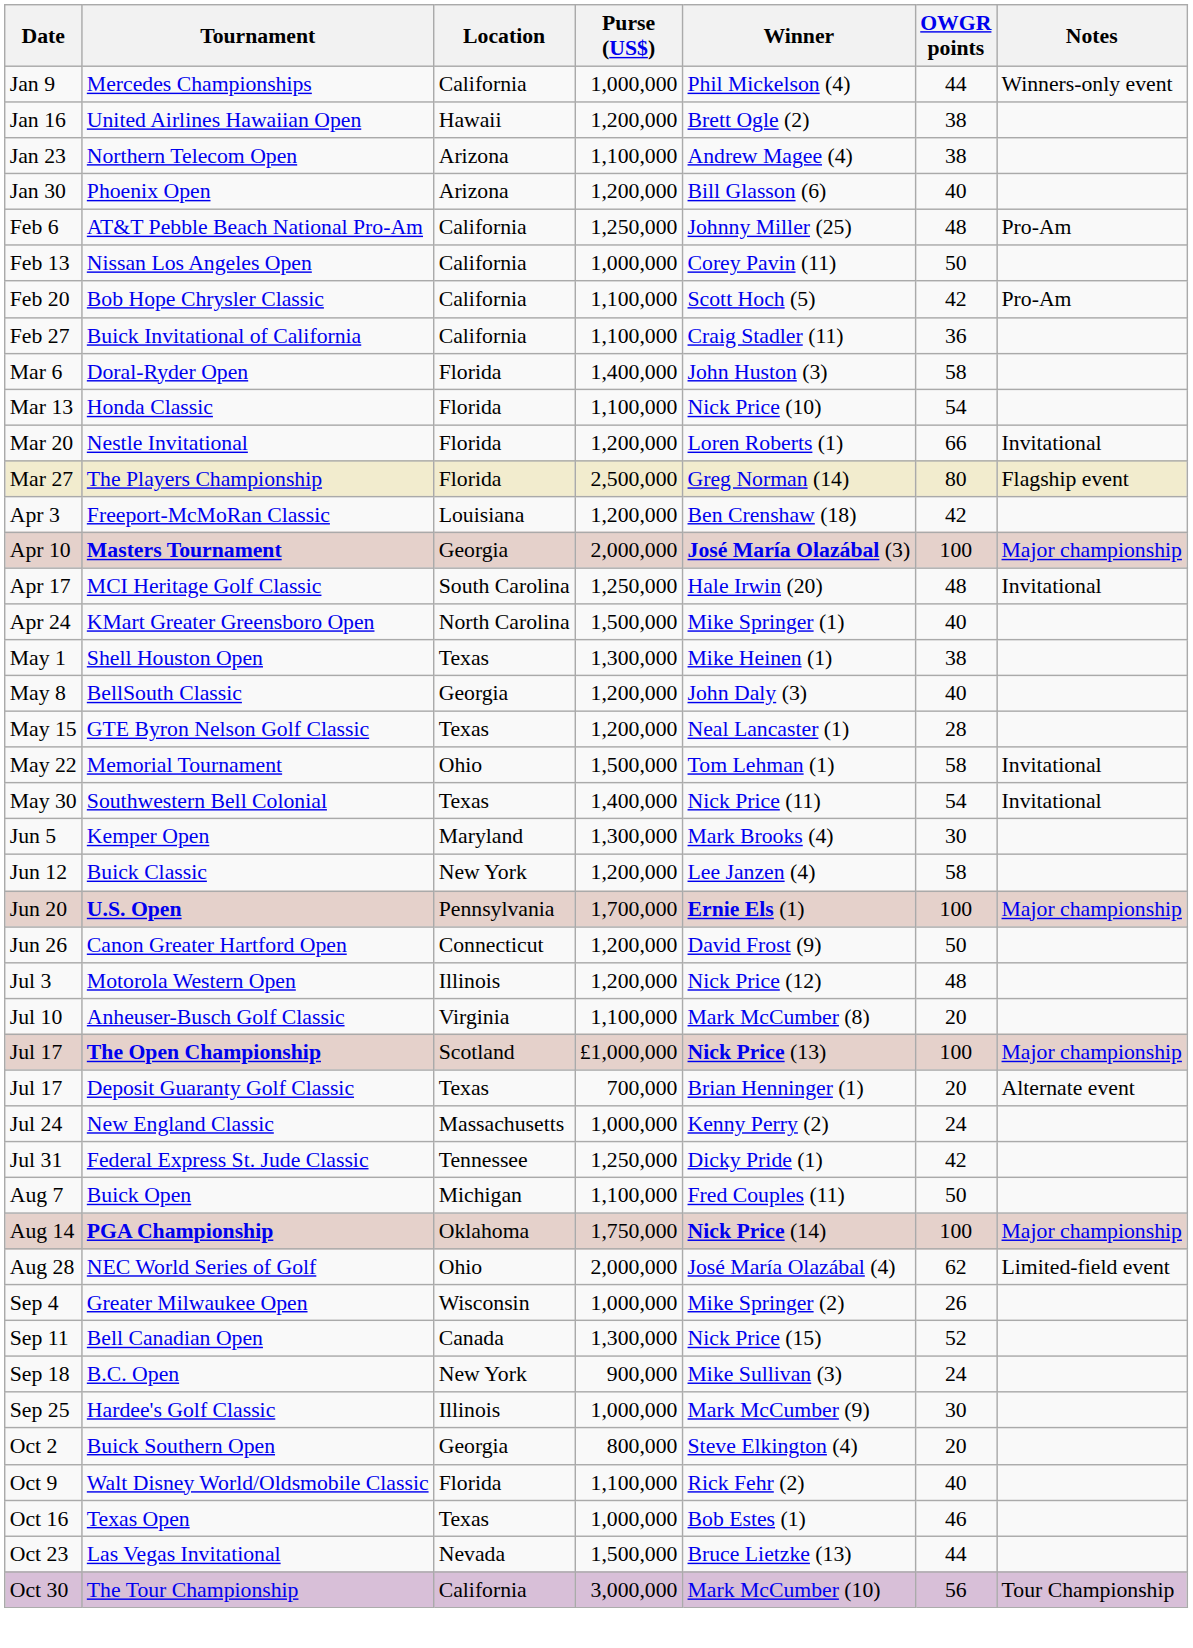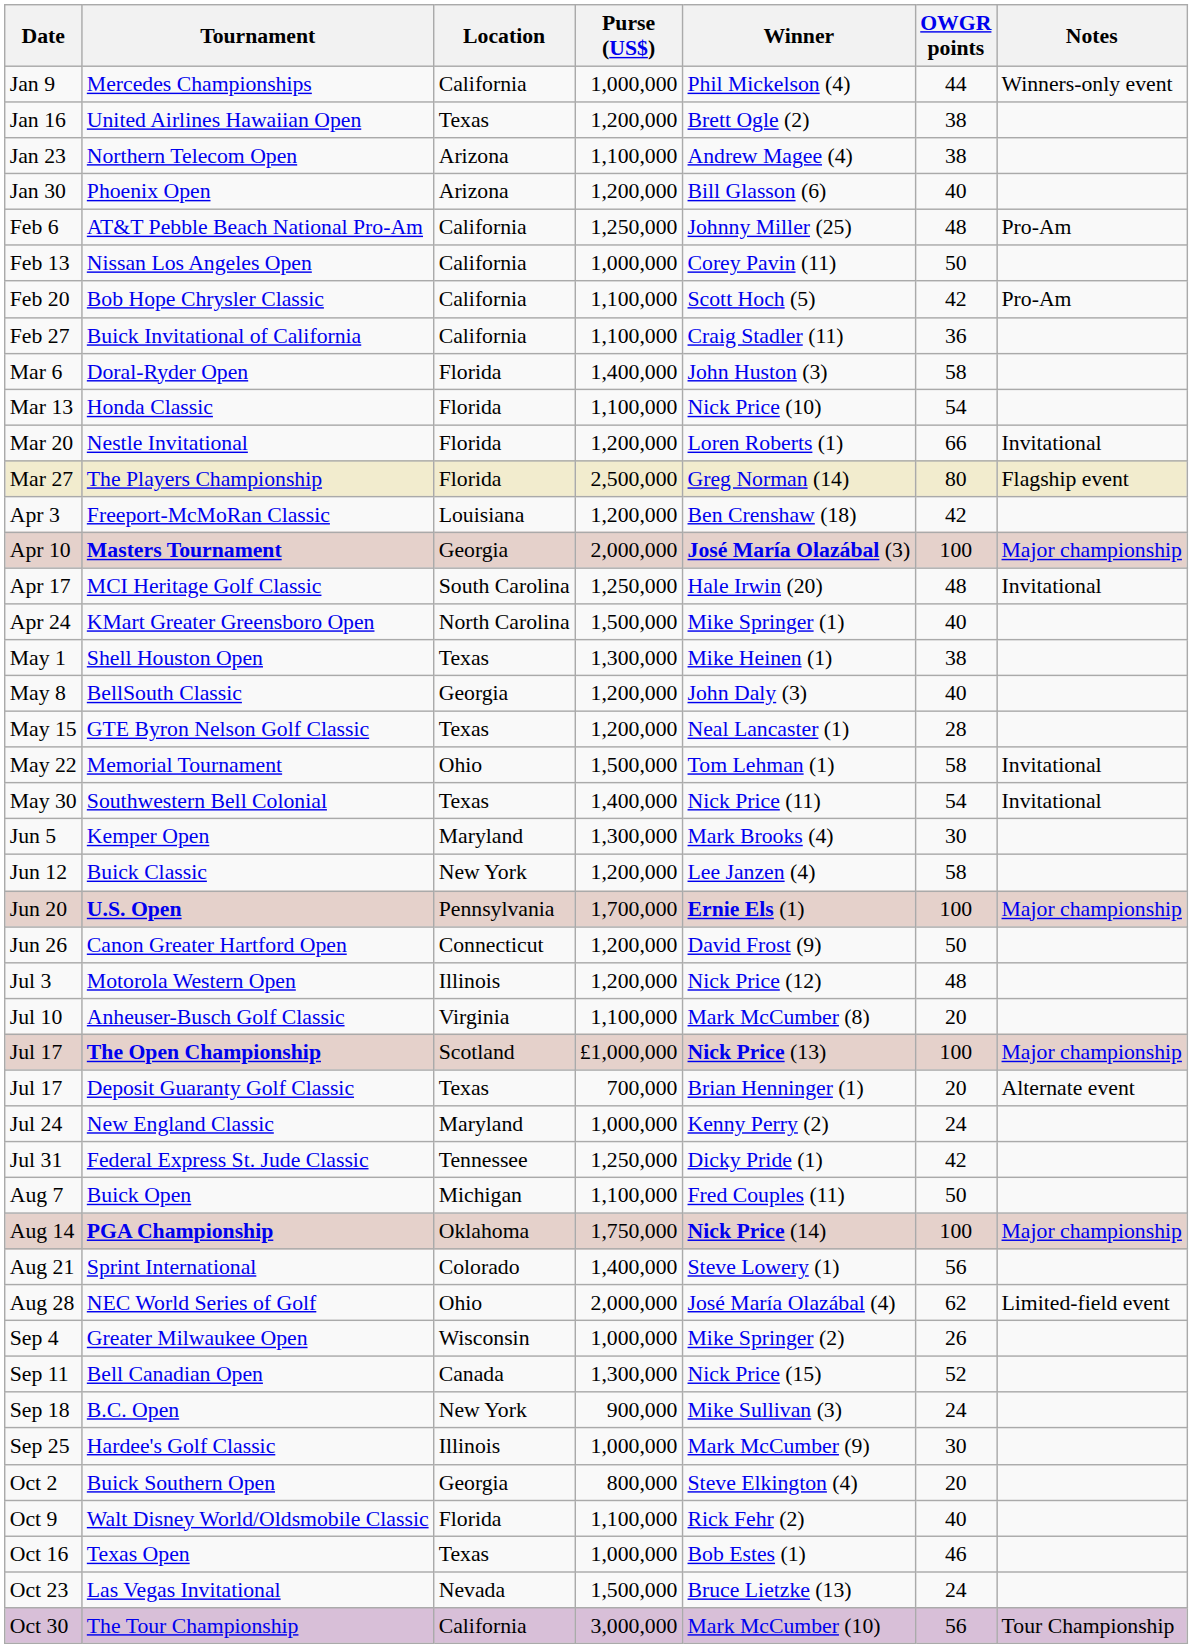(470, 120) Hawaii -> (464, 120) Texas
(501, 1123) Massachusetts -> (481, 1123) Maryland
+ row: (172, 1266)
(956, 1553) 44 -> (956, 1589) 24
